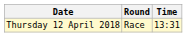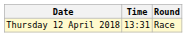columns swapped: (167, 11) <-> (137, 11)
